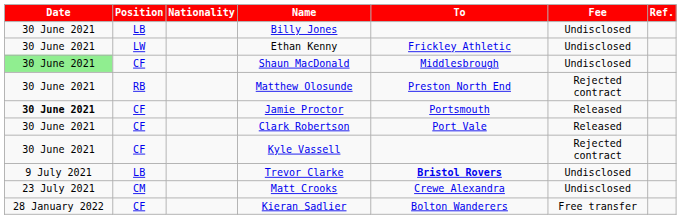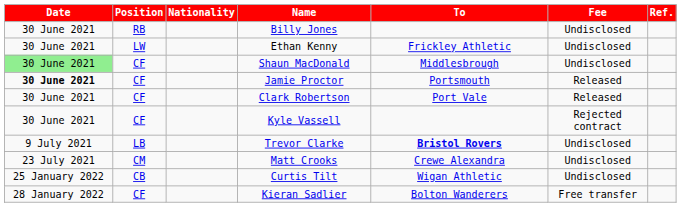(139, 29) LB -> (139, 29) RB
- row: (304, 86)
+ row: (304, 177)
